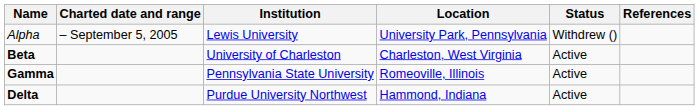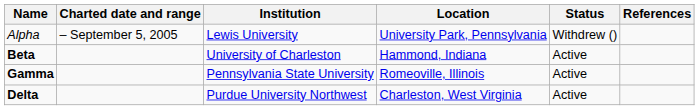(451, 54) Charleston, West Virginia -> (433, 54) Hammond, Indiana
(433, 94) Hammond, Indiana -> (451, 94) Charleston, West Virginia
